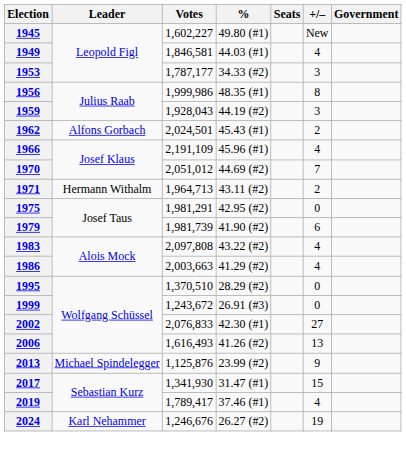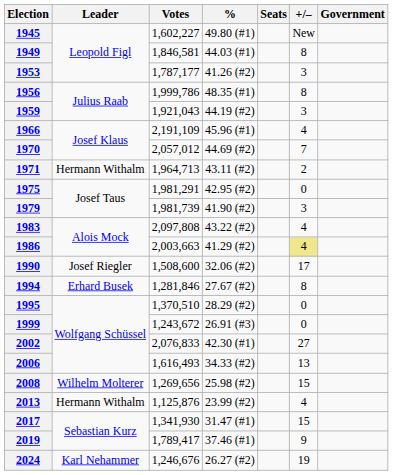(317, 52) 4 -> (304, 52) 8
(243, 71) 34.33 (#2) -> (230, 71) 41.26 (#2)
(189, 91) 1,999,986 -> (176, 91) 1,999,786
(189, 110) 1,928,043 -> (176, 110) 1,921,043
- row: (28, 130)
(189, 168) 2,051,012 -> (176, 149) 2,057,012
(317, 227) 6 -> (304, 207) 3
(317, 265) no background -> (304, 246) khaki background
+ row: (28, 265)
+ row: (28, 285)
(243, 343) 41.26 (#2) -> (230, 362) 34.33 (#2)
+ row: (28, 382)
(107, 362) Michael Spindelegger -> (100, 401) Hermann Withalm
(317, 362) 9 -> (304, 401) 4
(317, 401) 4 -> (304, 440) 9
